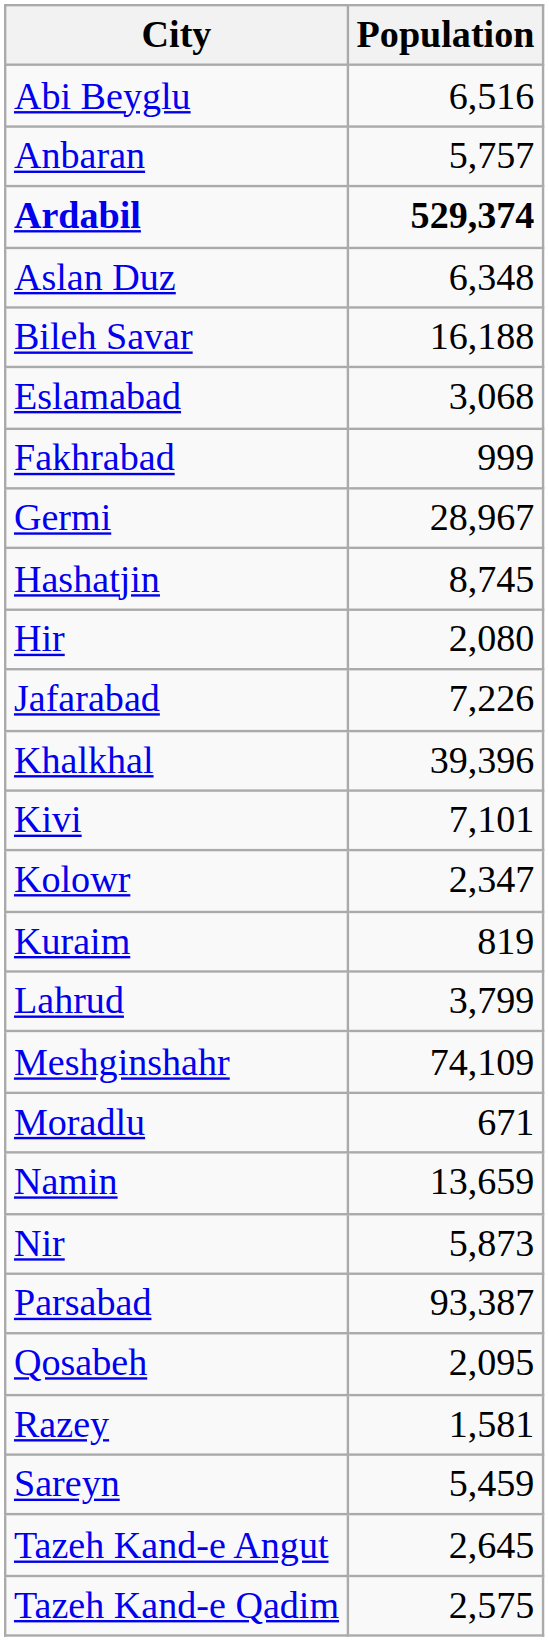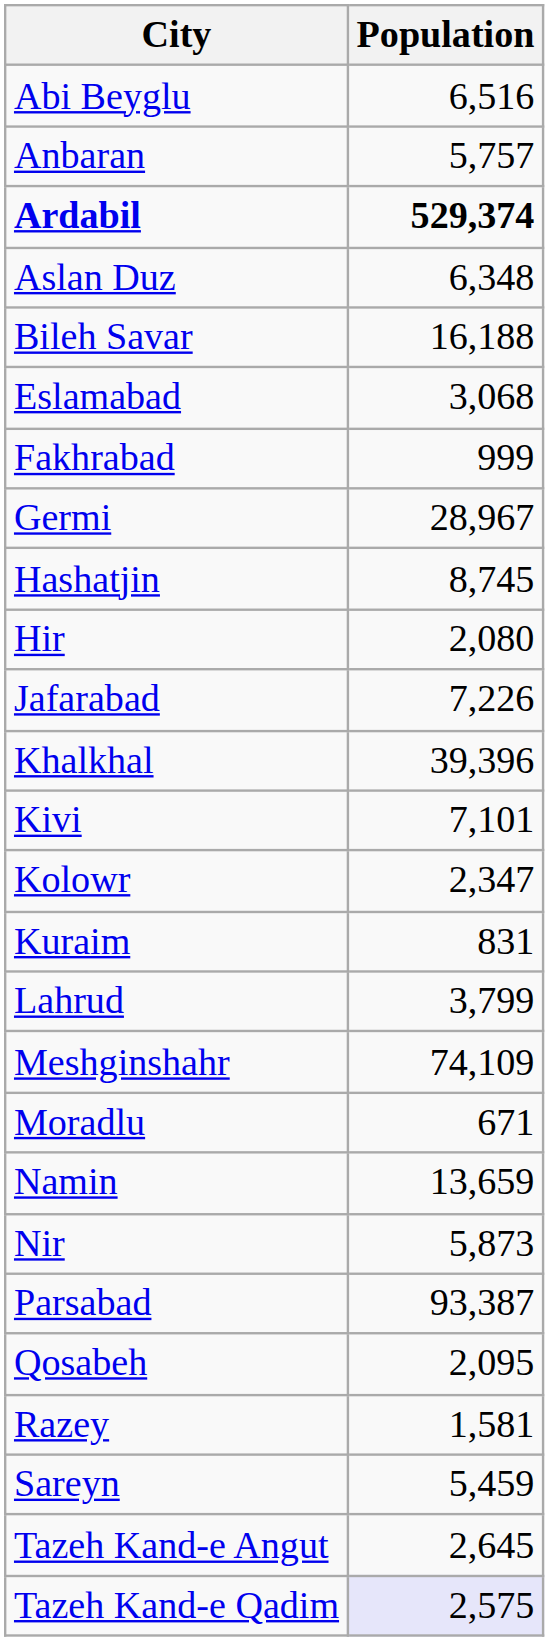(506, 940) 819 -> (506, 940) 831
(492, 1604) no background -> (492, 1604) lavender background
